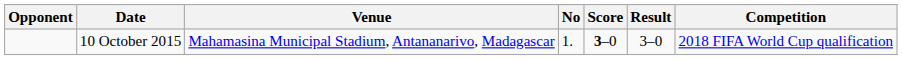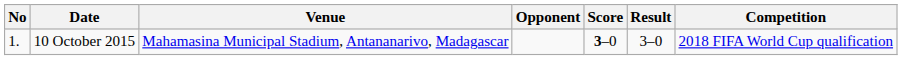columns swapped: (571, 16) <-> (40, 16)
